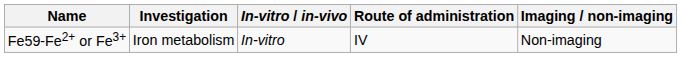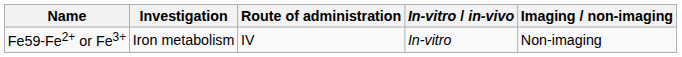columns swapped: (434, 16) <-> (294, 16)
